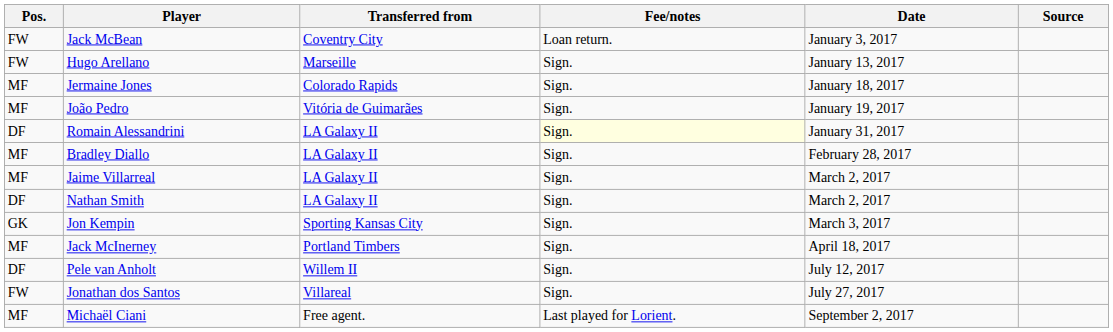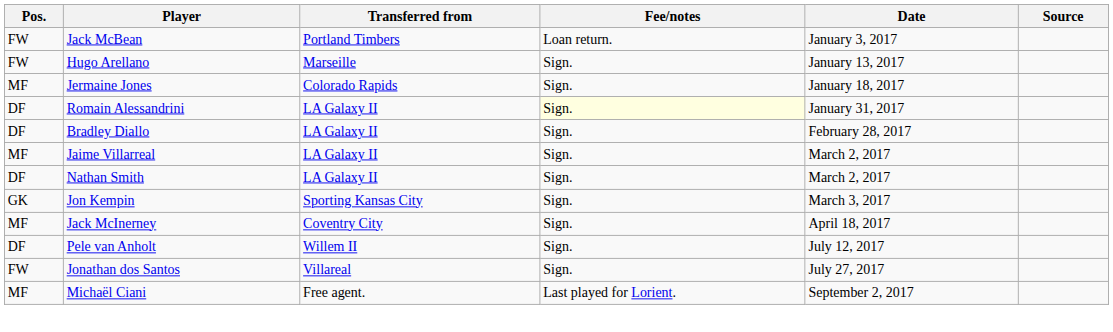(343, 39) Coventry City -> (351, 39) Portland Timbers
- row: (98, 108)
(18, 154) MF -> (17, 131) DF
(351, 246) Portland Timbers -> (343, 223) Coventry City
